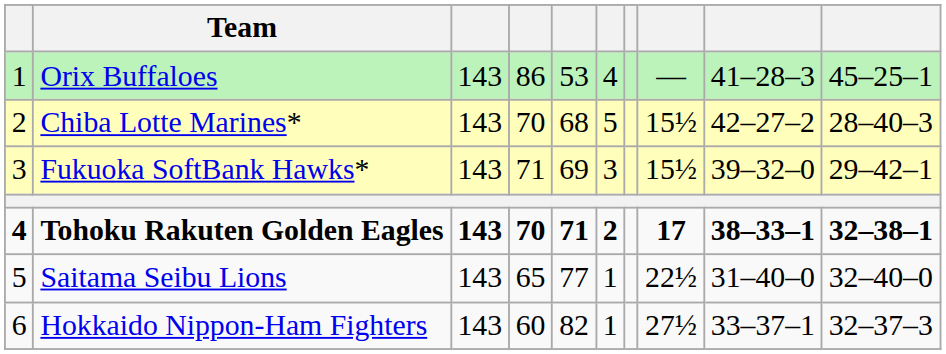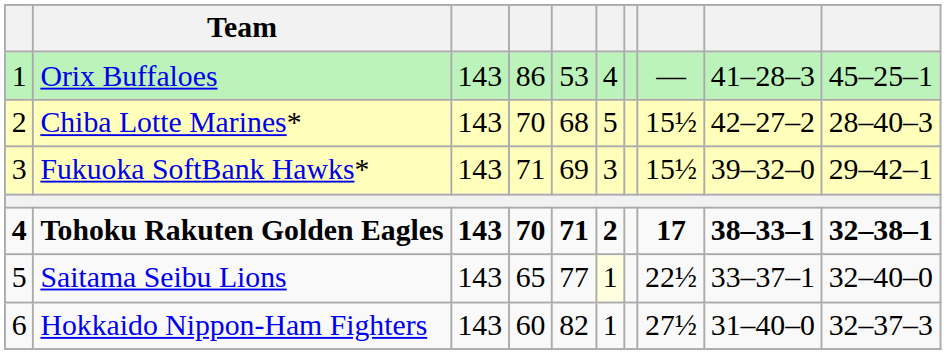(610, 277) no background -> (610, 277) lightyellow background
(763, 277) 31–40–0 -> (763, 277) 33–37–1
(763, 325) 33–37–1 -> (763, 325) 31–40–0
